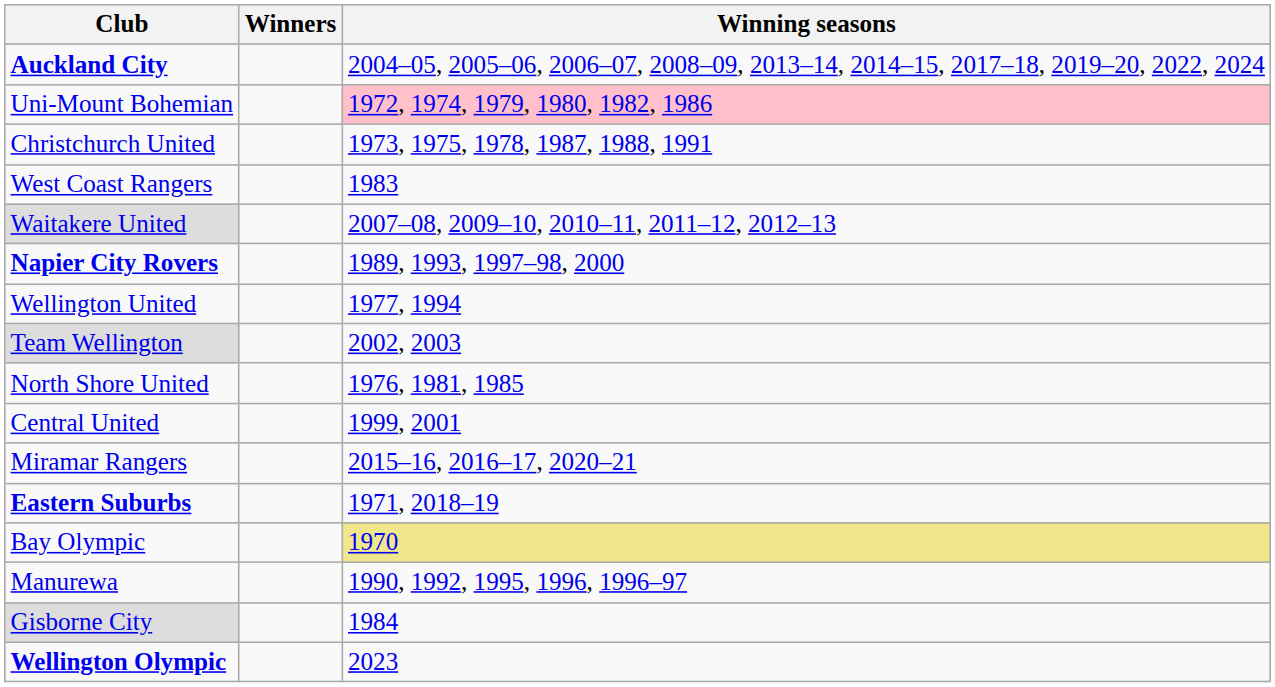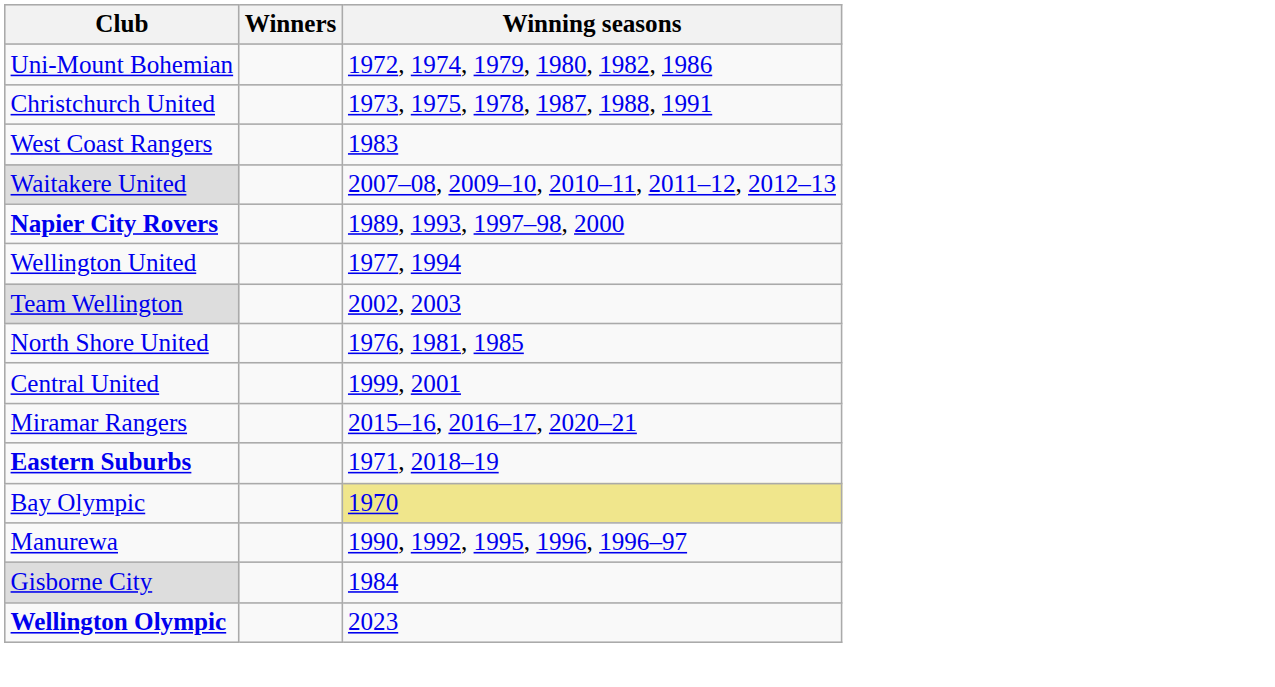- row: (89, 64)
(530, 104) pink background -> (530, 64) no background
